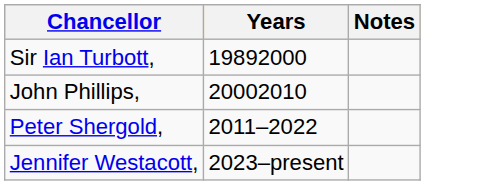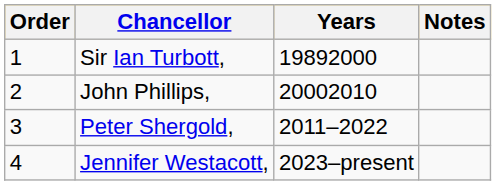+ column: (40, 22)
